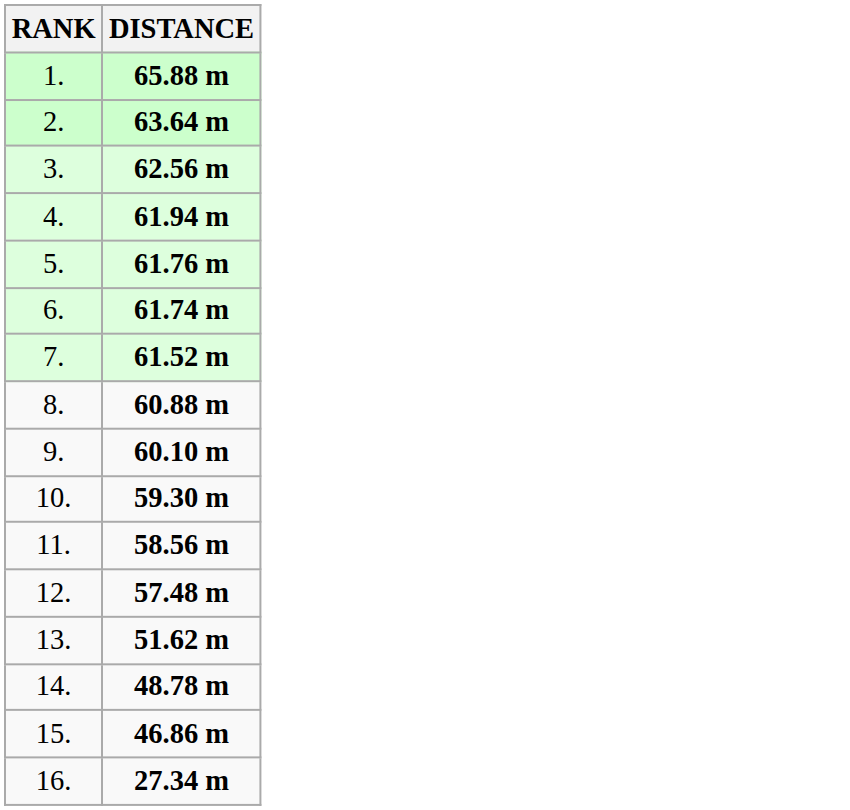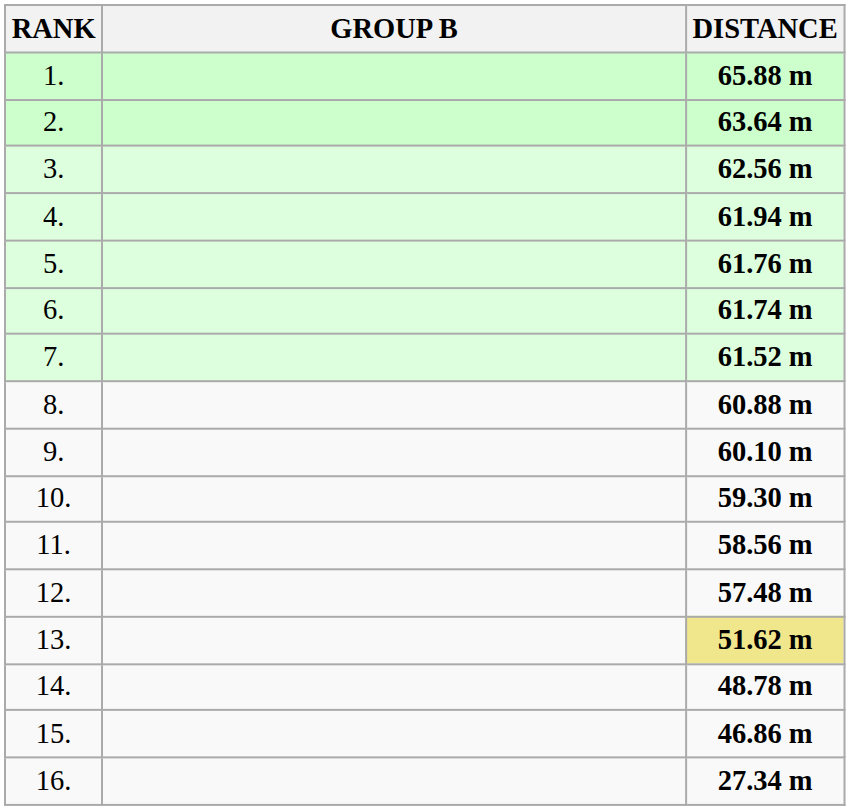+ column: (394, 28)
(182, 639) no background -> (765, 639) khaki background
